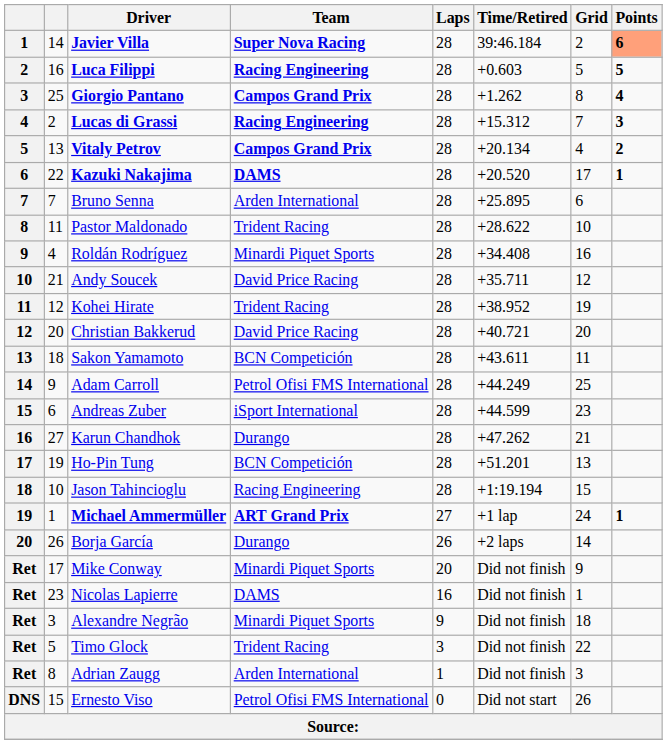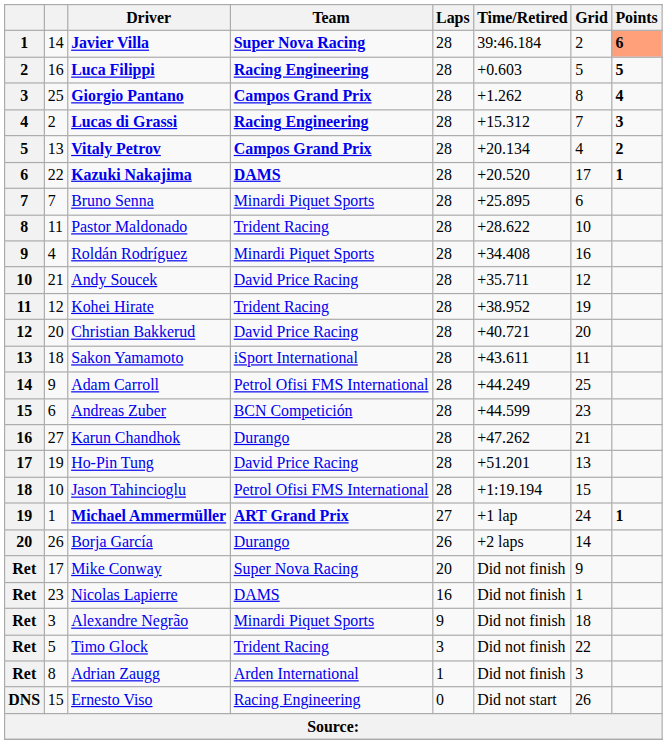(296, 200) Arden International -> (304, 200) Minardi Piquet Sports
(293, 358) BCN Competición -> (296, 358) iSport International
(296, 410) iSport International -> (293, 410) BCN Competición
(293, 463) BCN Competición -> (296, 463) David Price Racing
(297, 489) Racing Engineering -> (331, 489) Petrol Ofisi FMS International
(304, 568) Minardi Piquet Sports -> (296, 568) Super Nova Racing
(331, 699) Petrol Ofisi FMS International -> (297, 699) Racing Engineering
